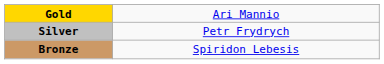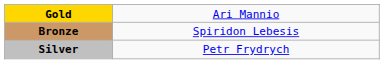rows swapped: (58, 31) <-> (58, 49)
